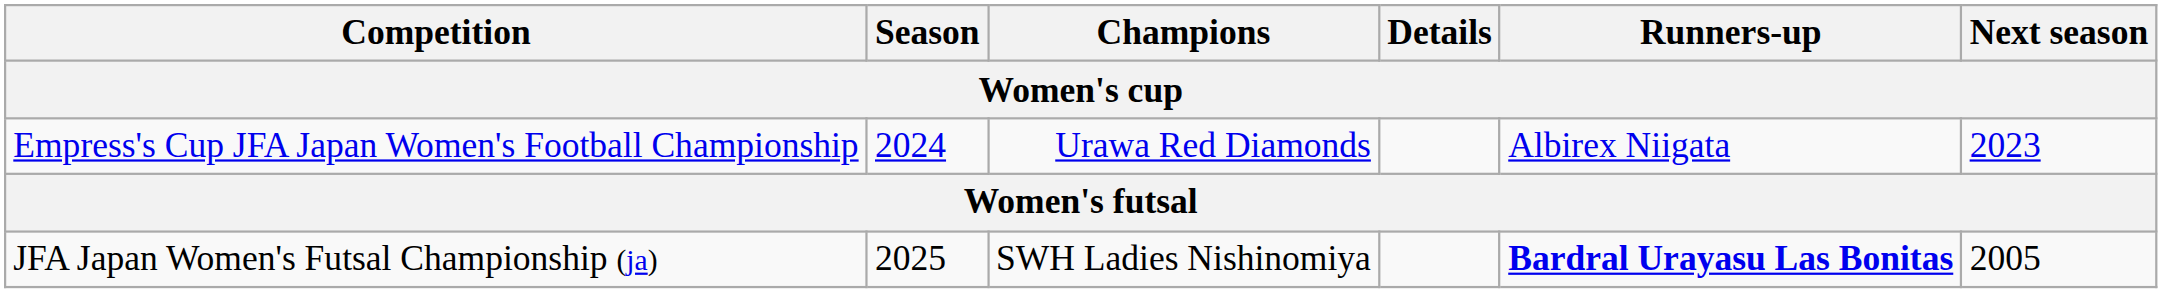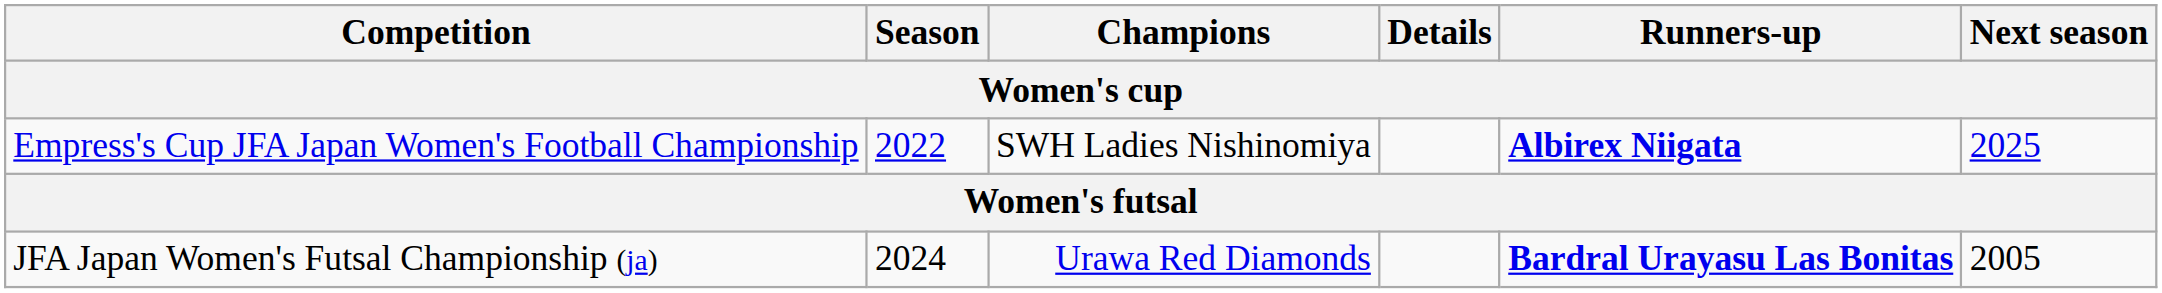(911, 145) 2024 -> (911, 145) 2022
(1213, 145) Urawa Red Diamonds -> (1183, 145) SWH Ladies Nishinomiya
(1619, 145) normal -> (1625, 145) bold
(2005, 145) 2023 -> (2005, 145) 2025
(911, 257) 2025 -> (911, 257) 2024
(1183, 257) SWH Ladies Nishinomiya -> (1213, 257) Urawa Red Diamonds
